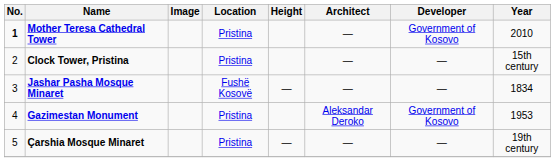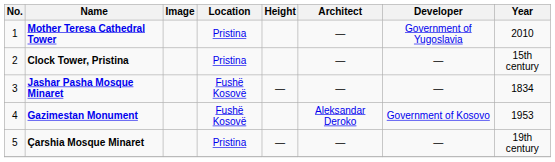(15, 34) bold -> (15, 34) normal
(442, 34) Government of Kosovo -> (438, 34) Government of Yugoslavia
(235, 116) Pristina -> (229, 116) Fushë Kosovë
